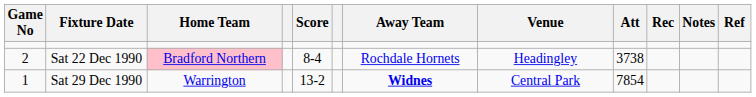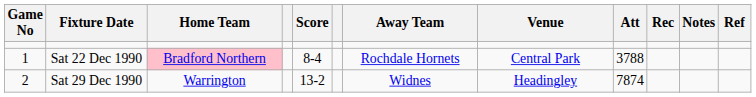(25, 59) 2 -> (25, 59) 1
(545, 59) Headingley -> (545, 59) Central Park
(630, 59) 3738 -> (630, 59) 3788
(25, 80) 1 -> (25, 80) 2
(410, 80) bold -> (410, 80) normal
(545, 80) Central Park -> (545, 80) Headingley
(630, 80) 7854 -> (630, 80) 7874
